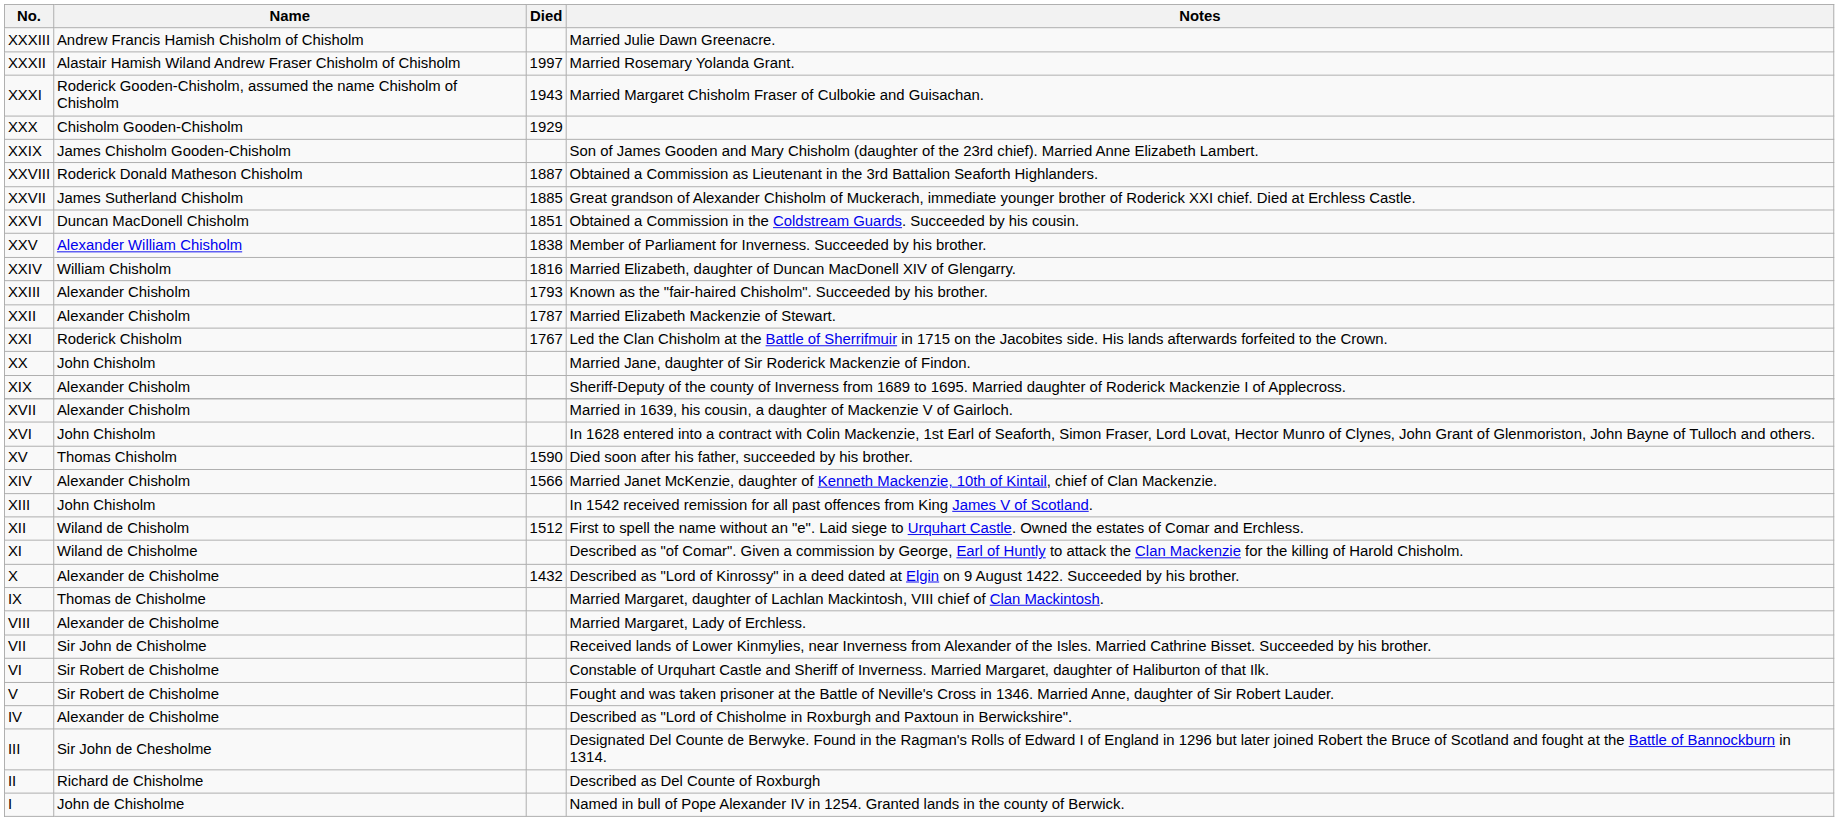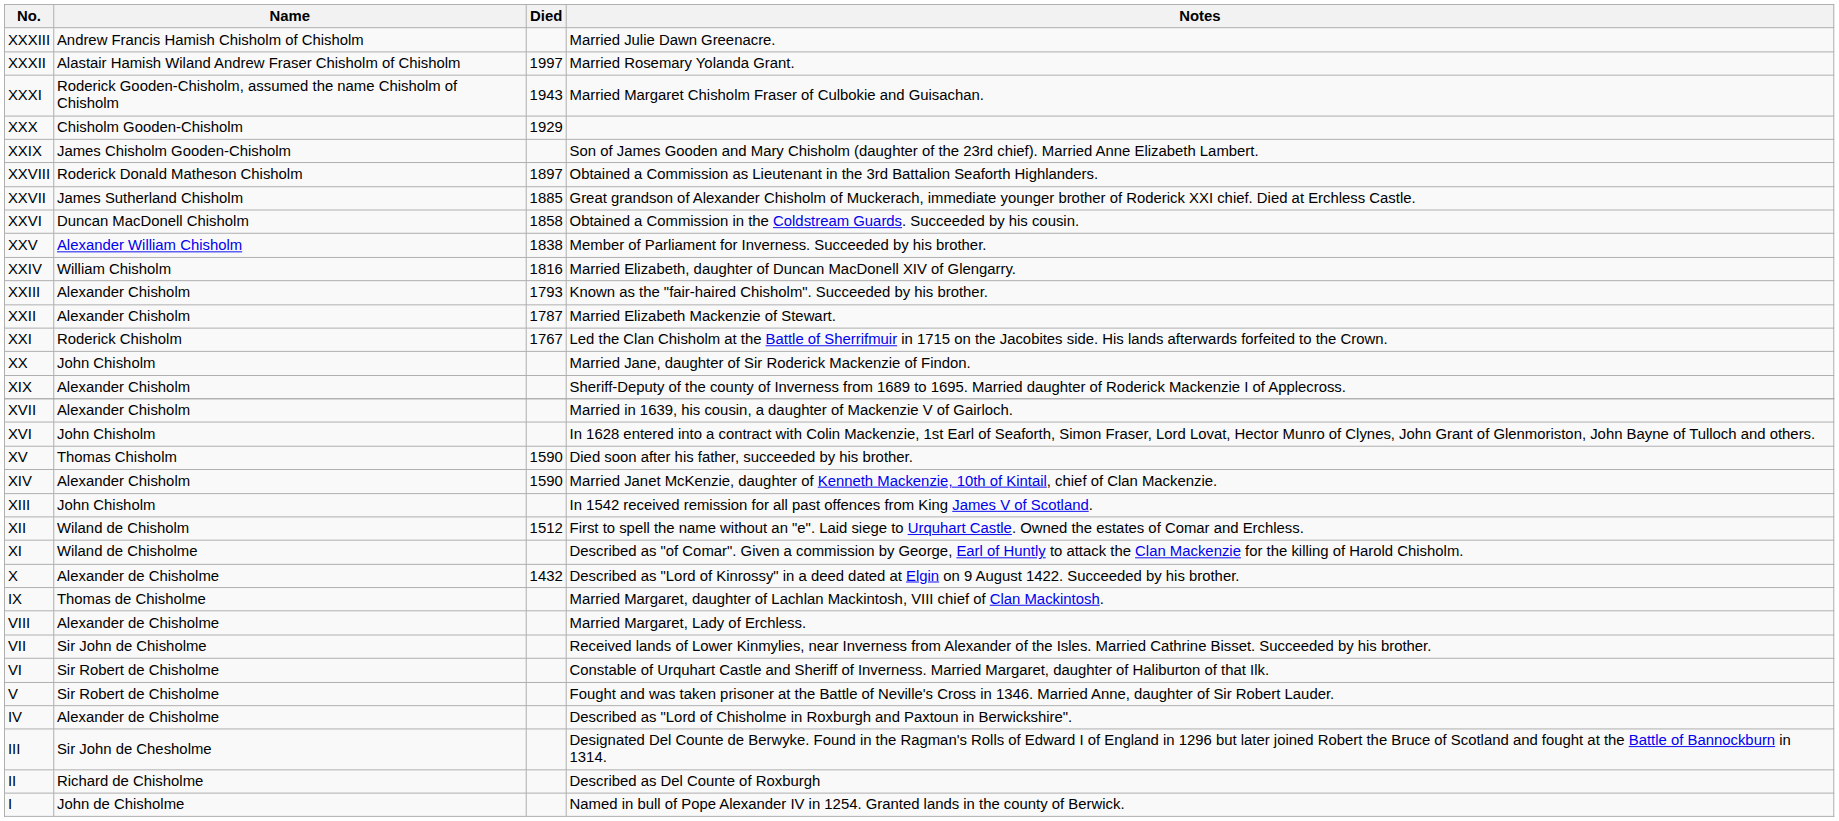(546, 174) 1887 -> (546, 174) 1897
(546, 221) 1851 -> (546, 221) 1858
(546, 481) 1566 -> (546, 481) 1590
